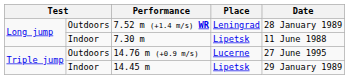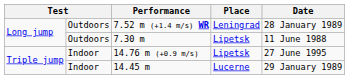(83, 40) Indoor -> (89, 40) Outdoors
(89, 54) Outdoors -> (83, 54) Indoor
(231, 54) Lucerne -> (231, 54) Lipetsk
(231, 67) Lipetsk -> (231, 67) Lucerne
